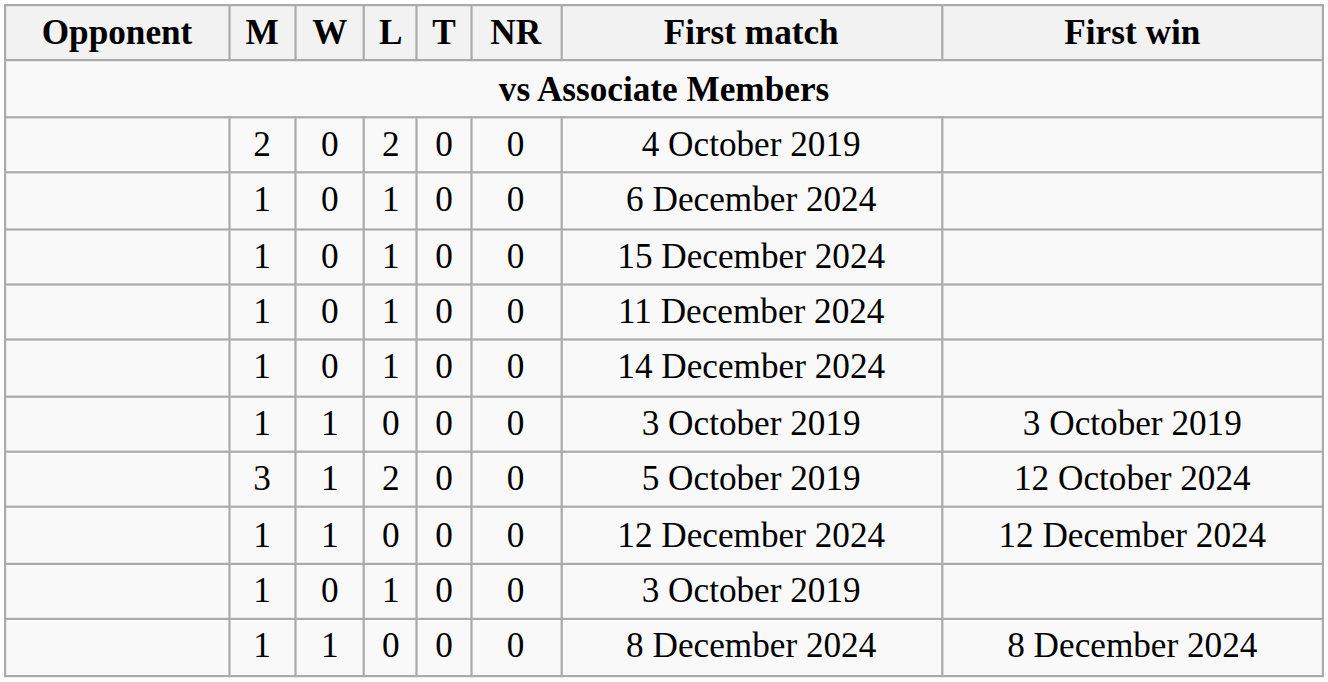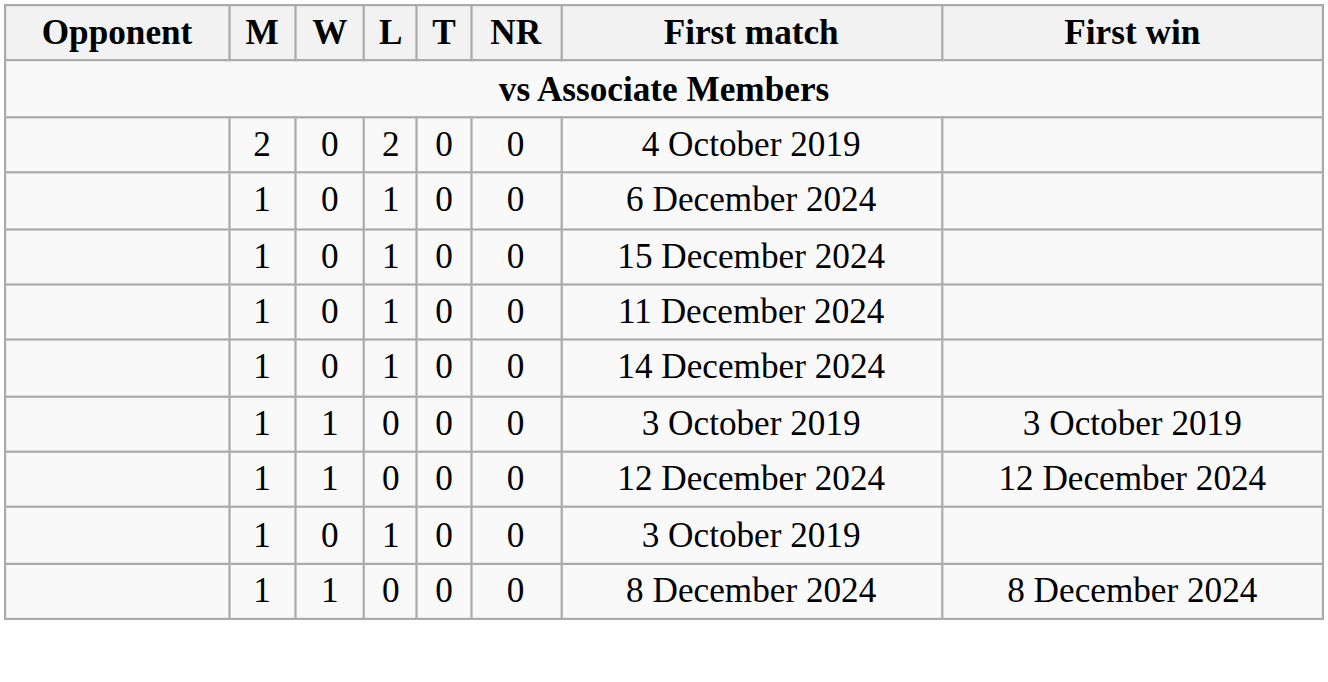- row: (262, 479)
